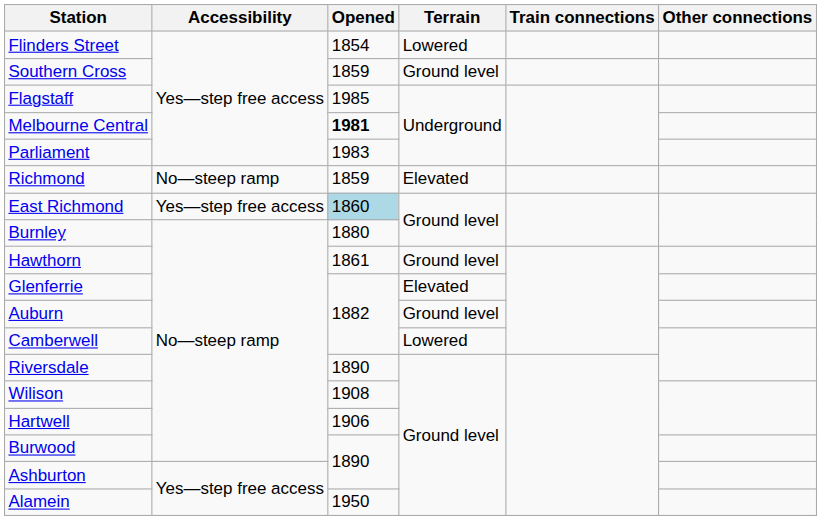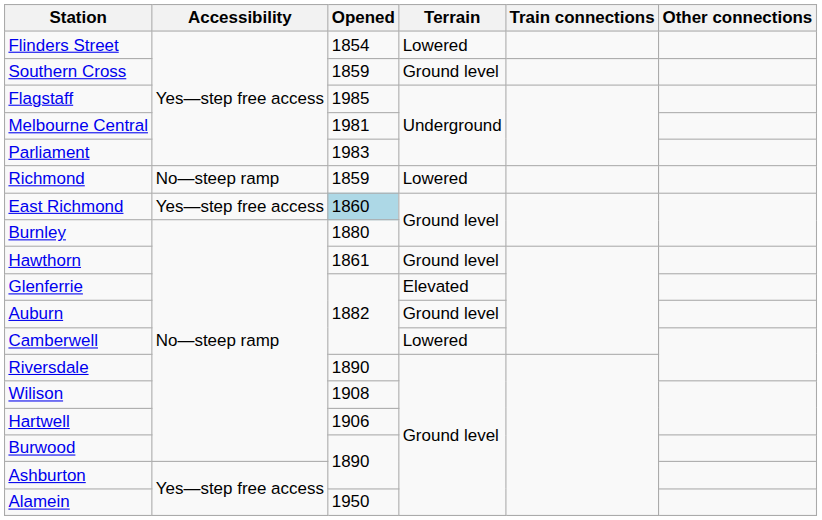(351, 125) bold -> (351, 125) normal
(436, 179) Elevated -> (435, 179) Lowered
